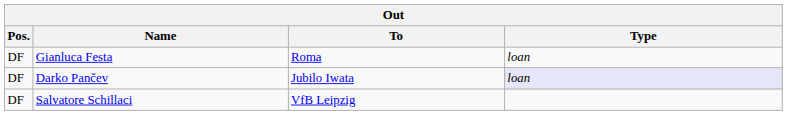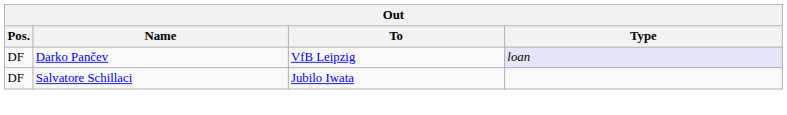- row: (74, 57)
(322, 78) Jubilo Iwata -> (323, 57) VfB Leipzig
(323, 100) VfB Leipzig -> (322, 78) Jubilo Iwata
